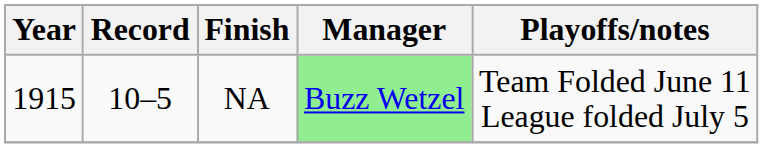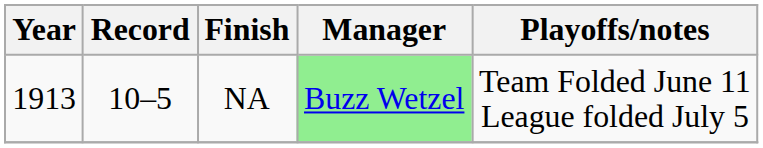(44, 98) 1915 -> (44, 98) 1913
